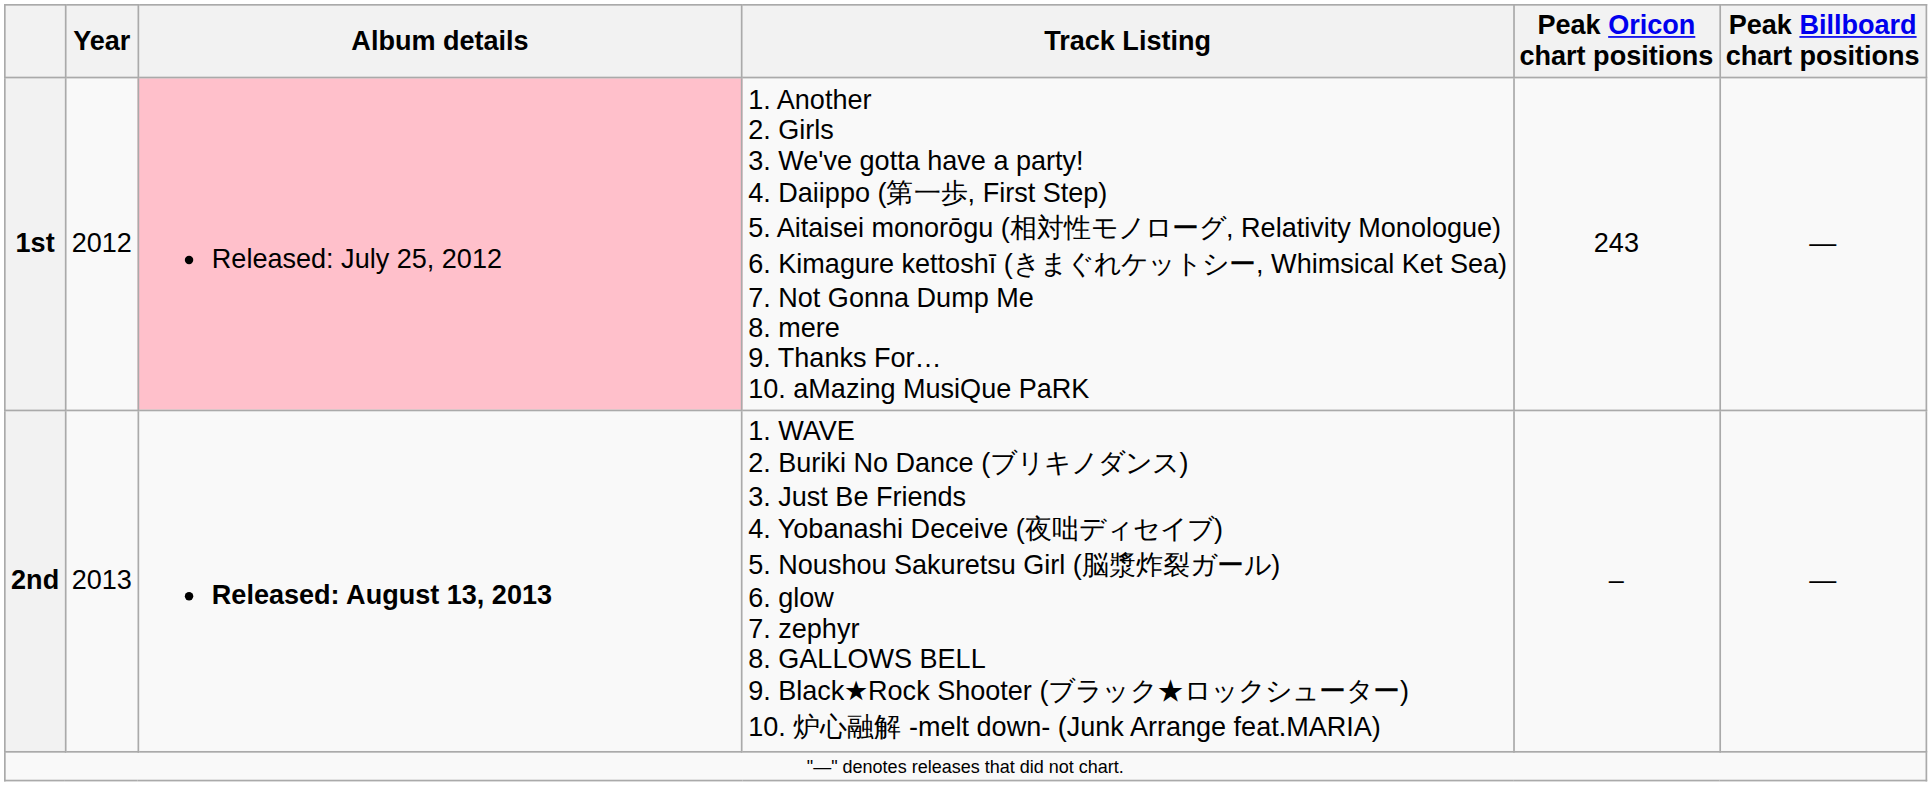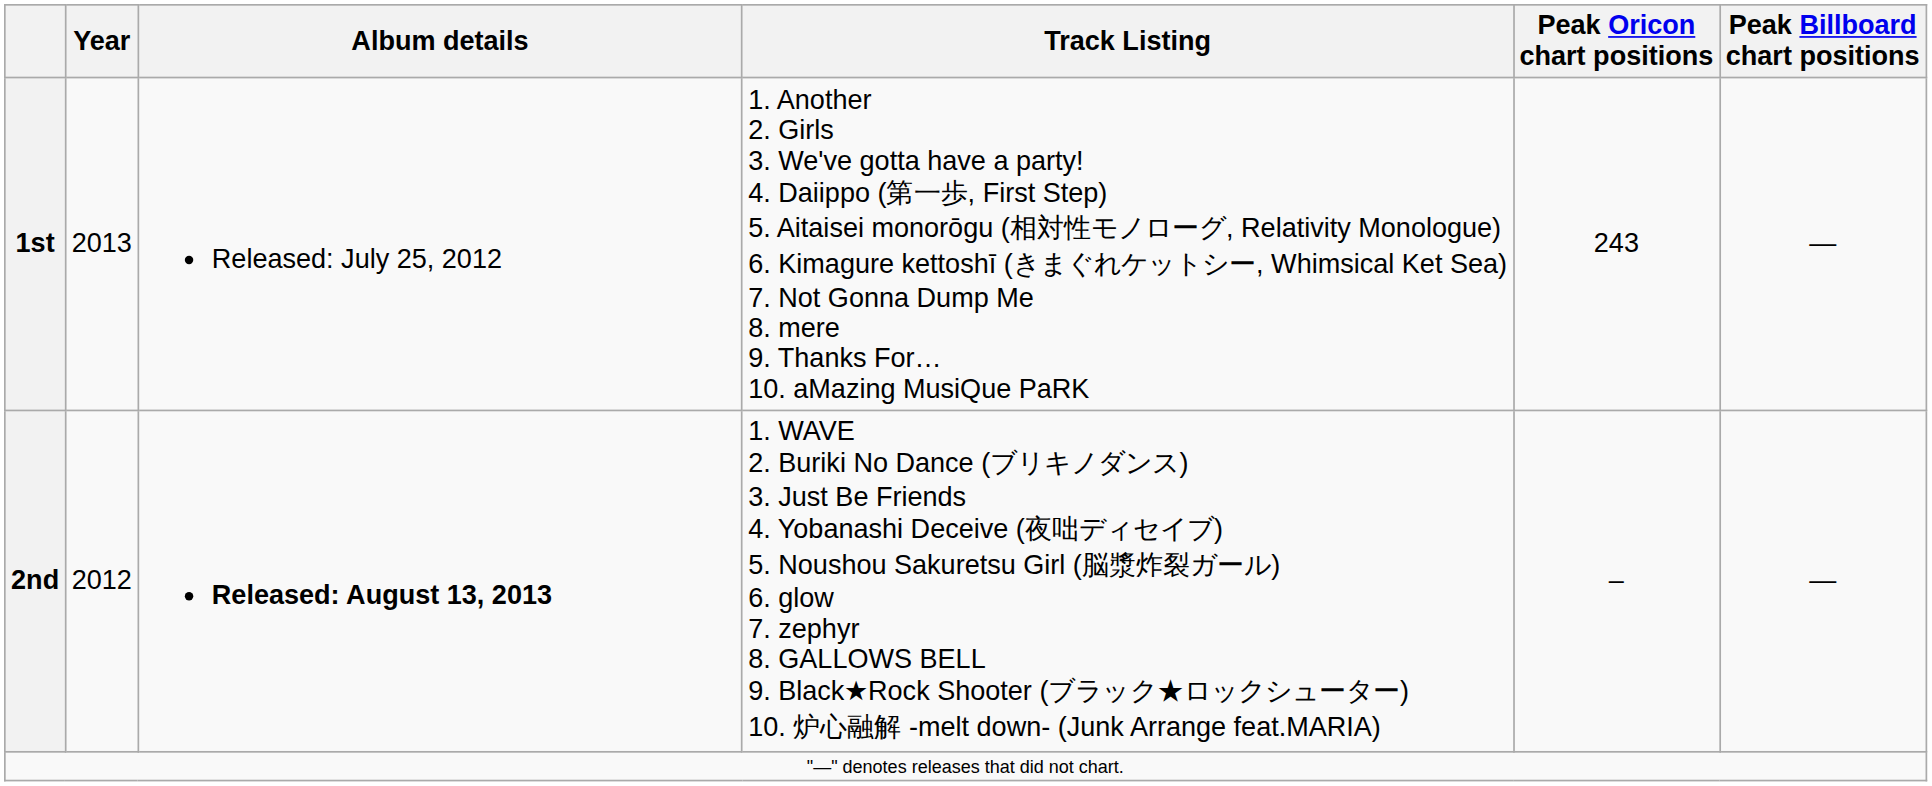(102, 243) 2012 -> (102, 243) 2013
(440, 259) pink background -> (440, 259) no background
(102, 580) 2013 -> (102, 580) 2012
